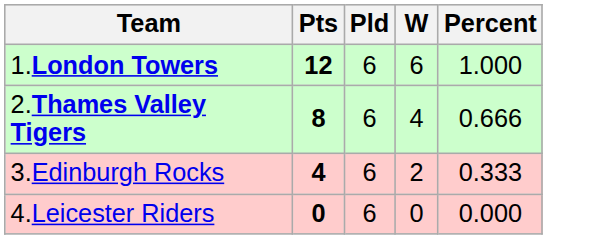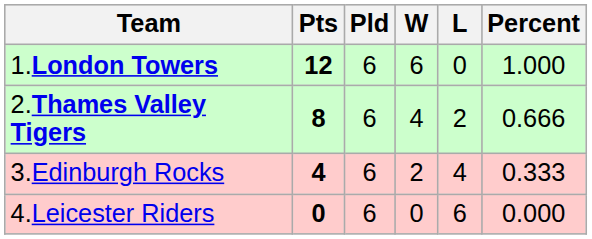+ column: (460, 24)
